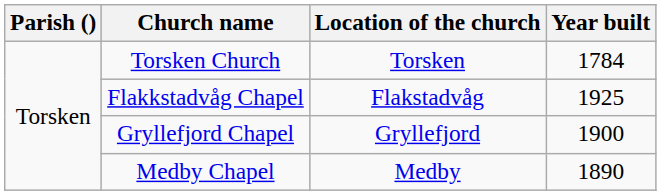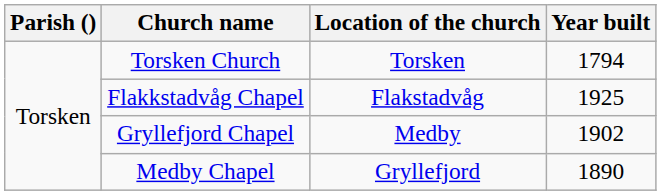(601, 60) 1784 -> (601, 60) 1794
(428, 134) Gryllefjord -> (428, 134) Medby
(601, 134) 1900 -> (601, 134) 1902
(428, 171) Medby -> (428, 171) Gryllefjord
